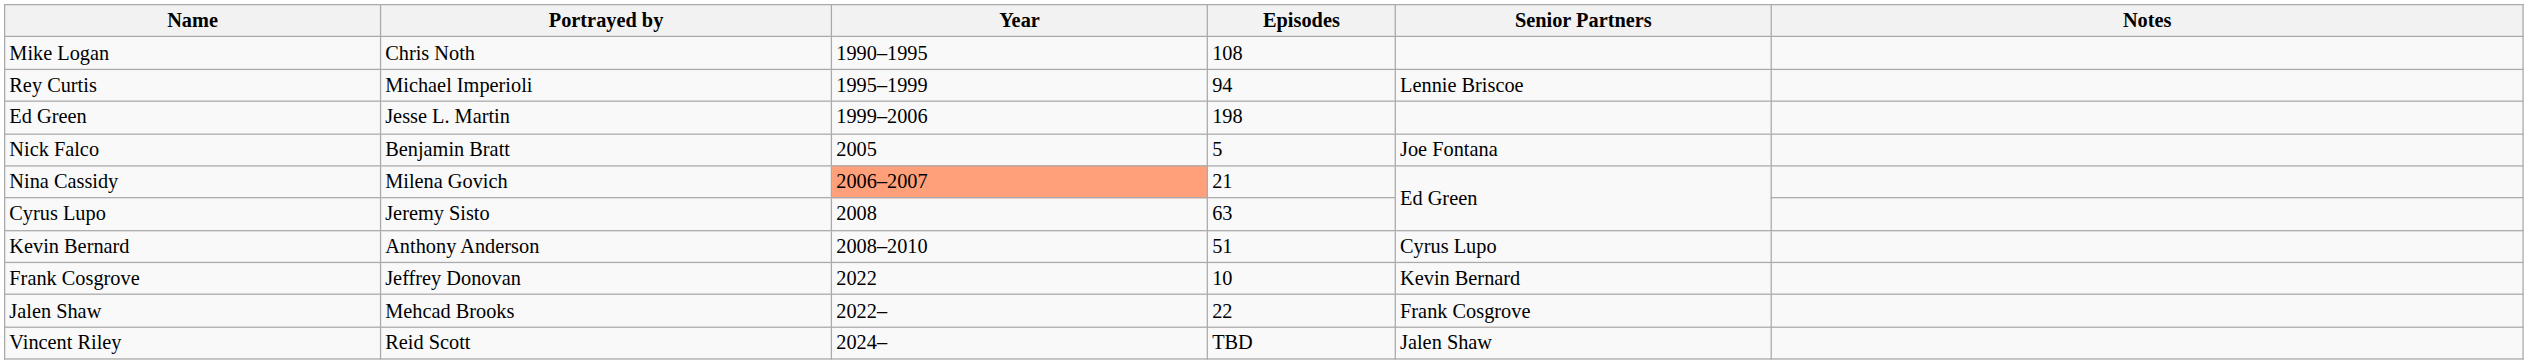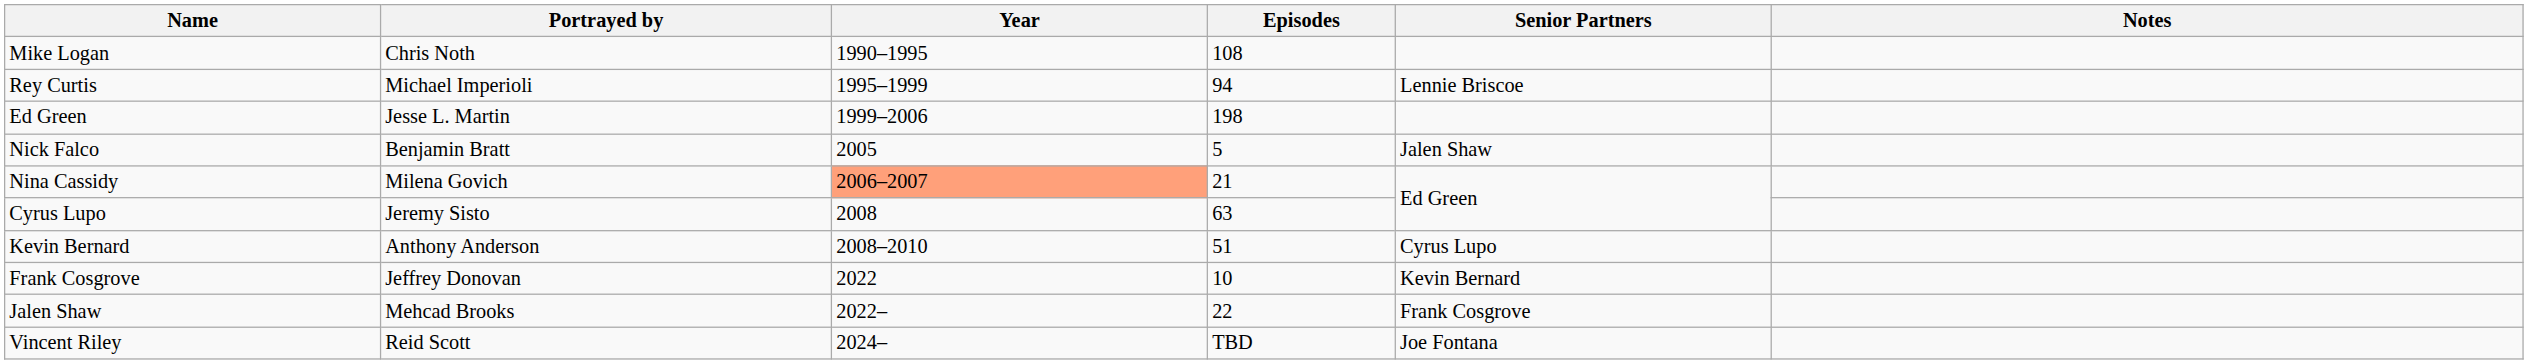(1449, 149) Joe Fontana -> (1446, 149) Jalen Shaw
(1446, 342) Jalen Shaw -> (1449, 342) Joe Fontana
